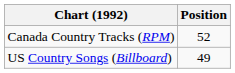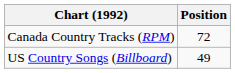(204, 36) 52 -> (204, 36) 72
